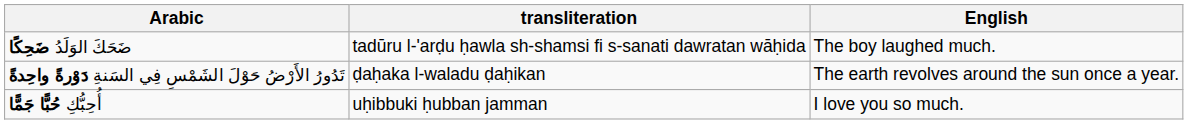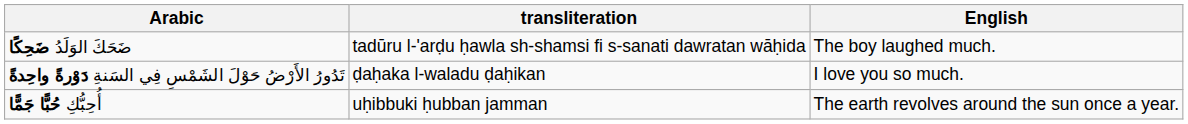(996, 75) The earth revolves around the sun once a year. -> (889, 75) I love you so much.
(889, 104) I love you so much. -> (996, 104) The earth revolves around the sun once a year.
